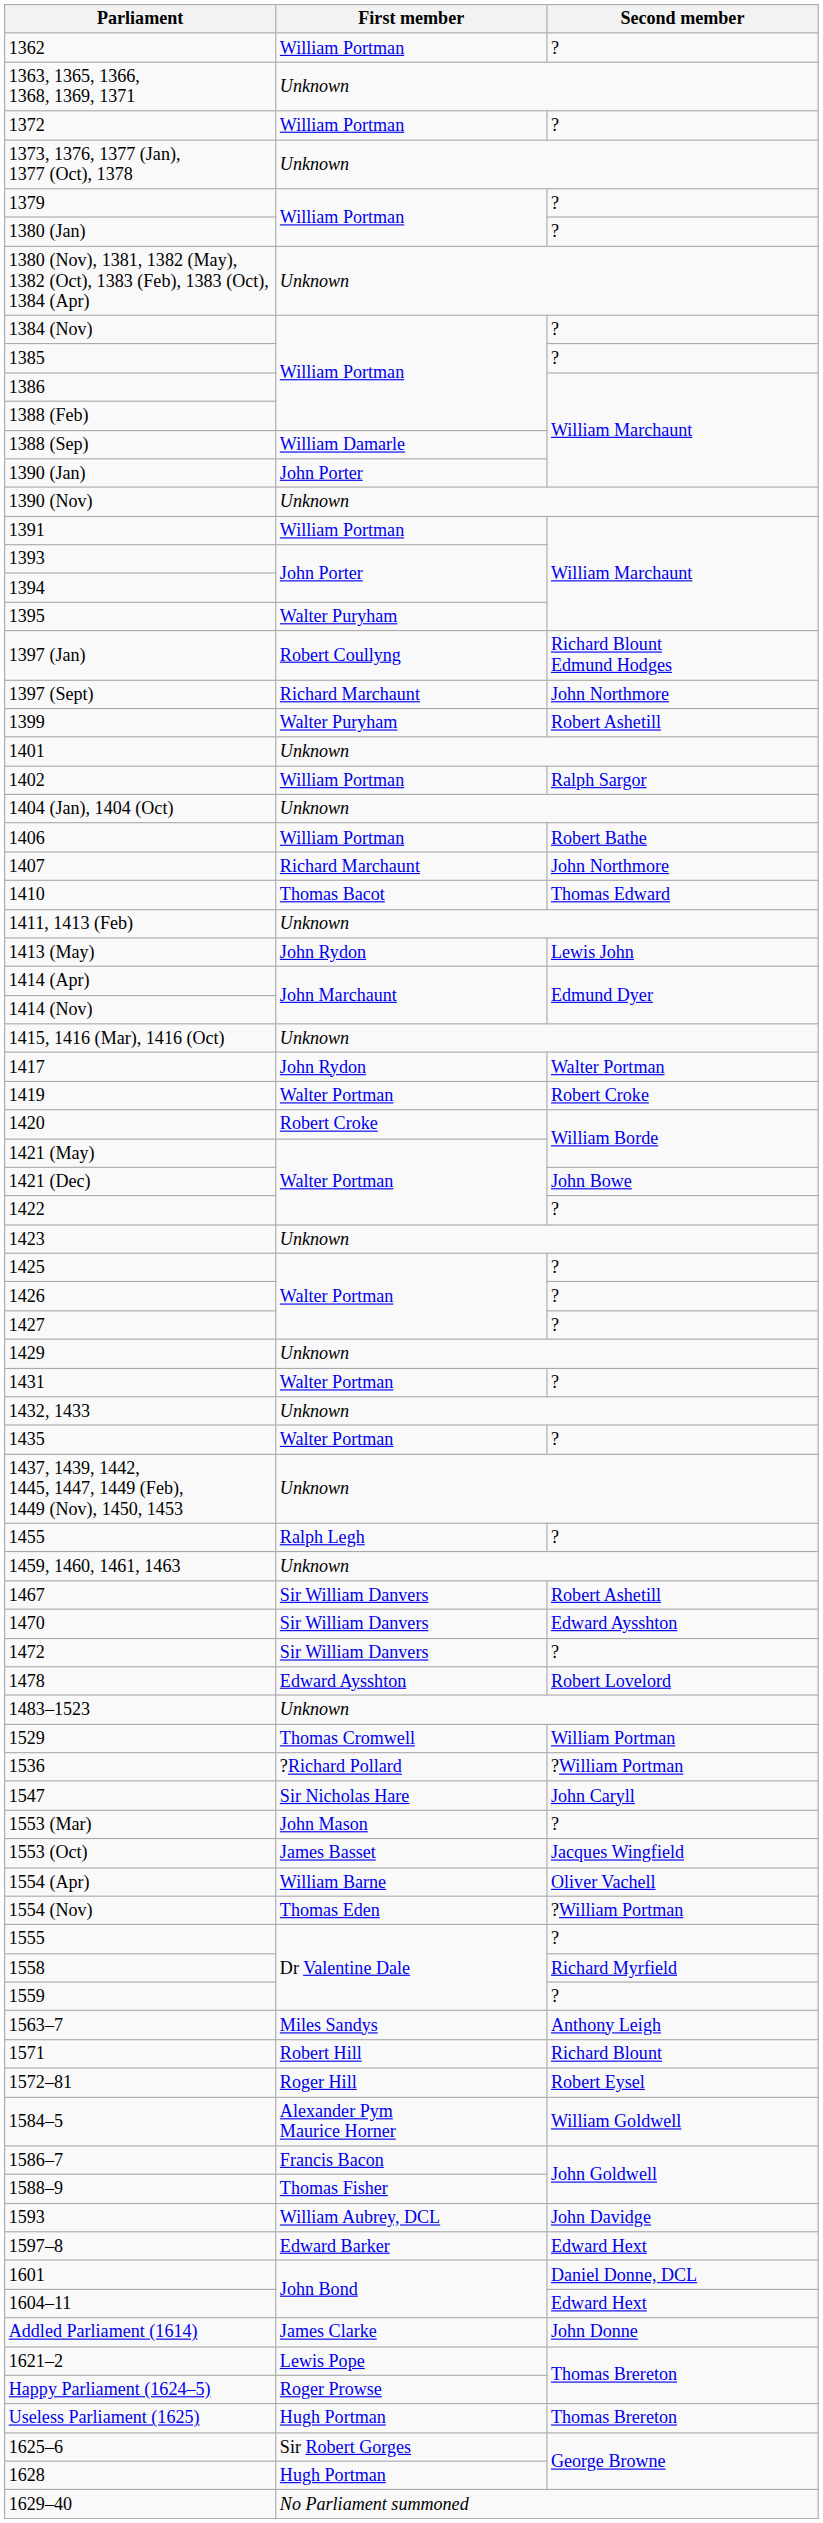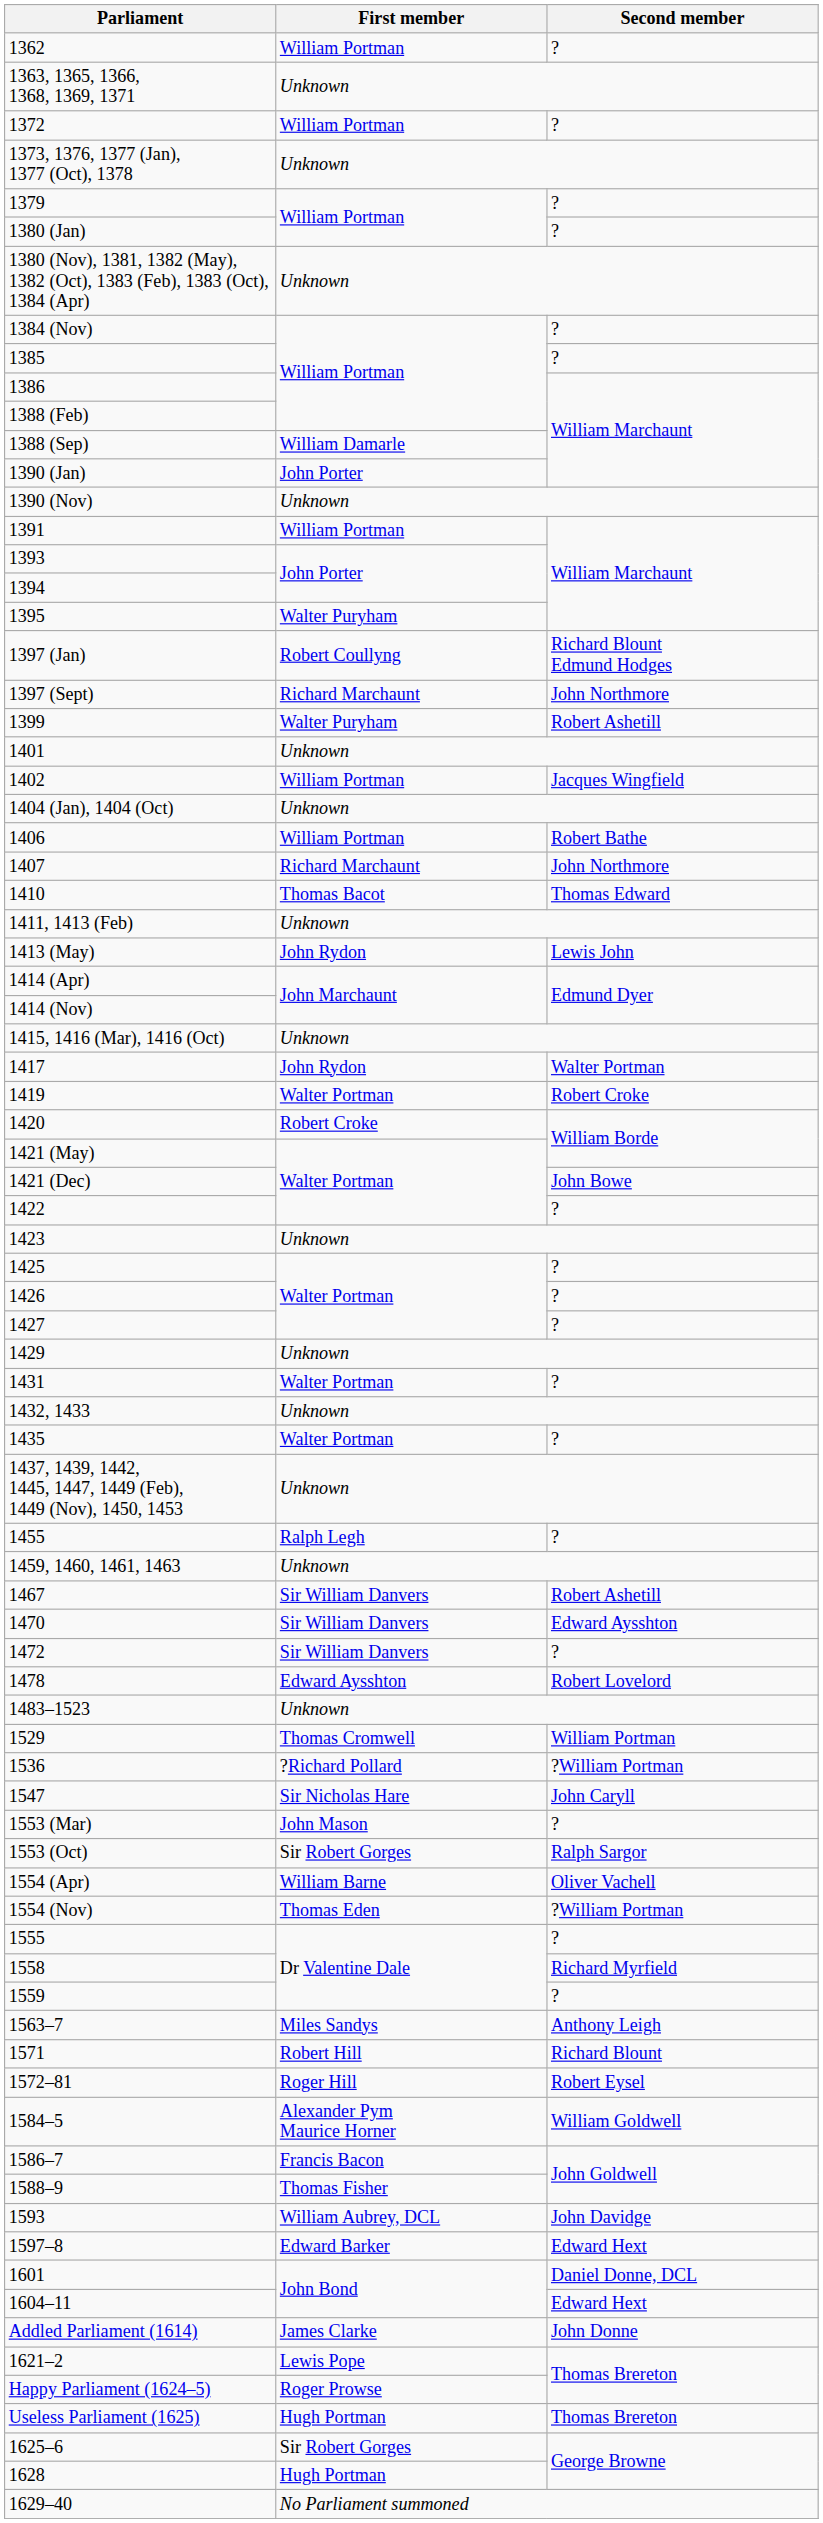(599, 780) Ralph Sargor -> (617, 780) Jacques Wingfield
(328, 1852) James Basset -> (345, 1852) Sir Robert Gorges
(617, 1852) Jacques Wingfield -> (599, 1852) Ralph Sargor
